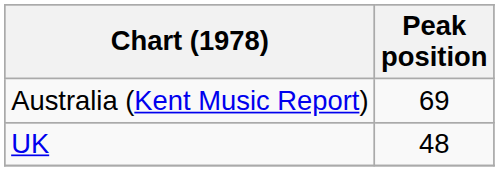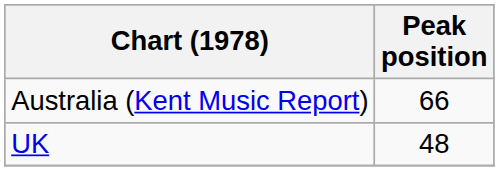(434, 100) 69 -> (434, 100) 66
